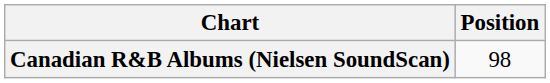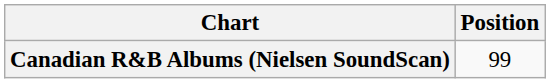(500, 58) 98 -> (500, 58) 99
